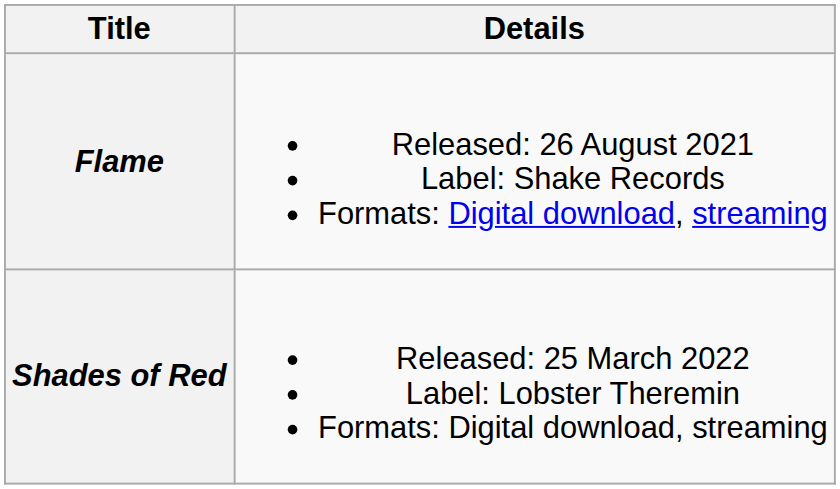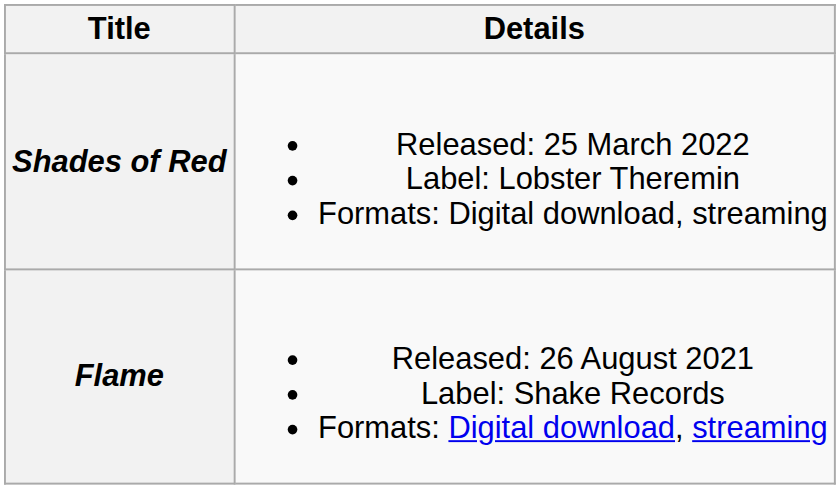rows swapped: (119, 160) <-> (119, 375)
